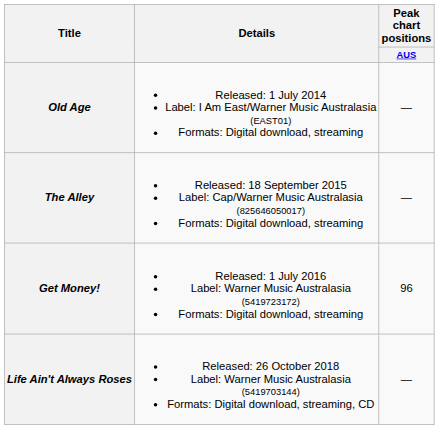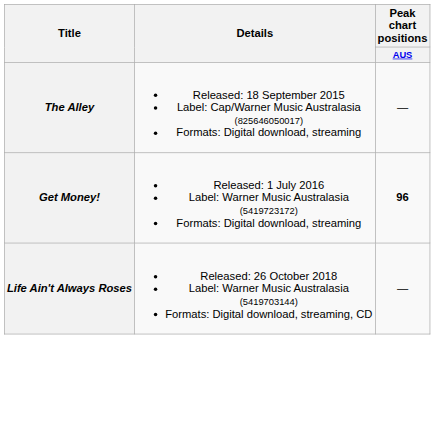- row: (69, 107)
(406, 288) normal -> (402, 198) bold
